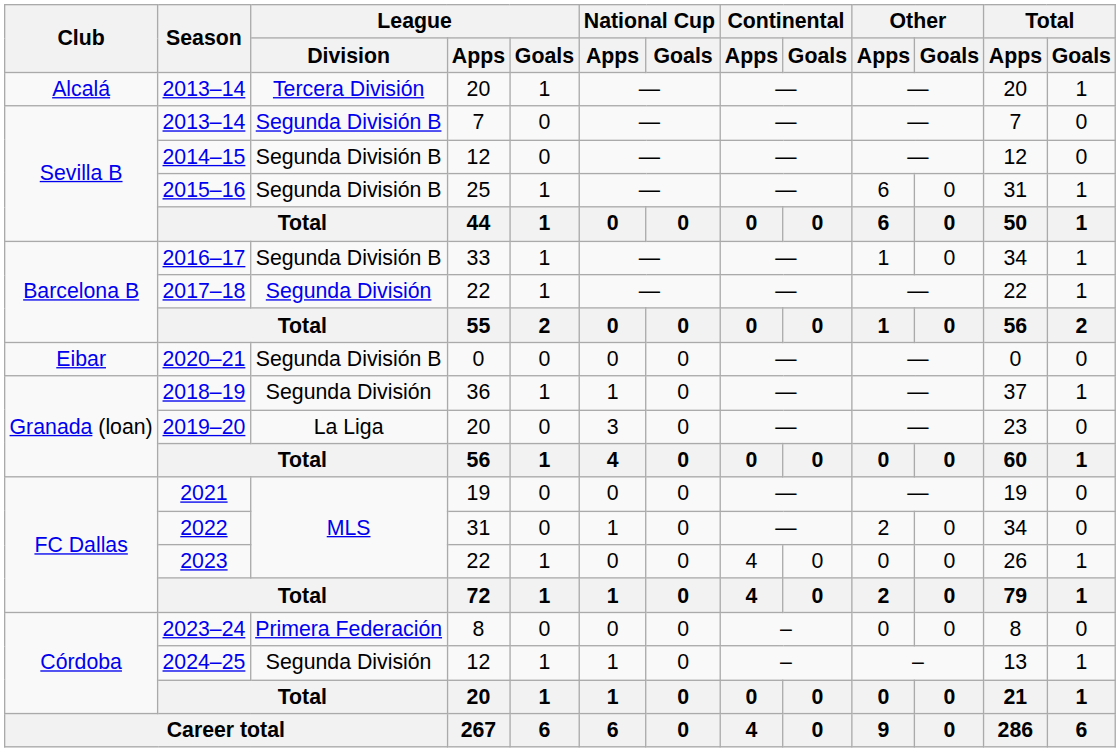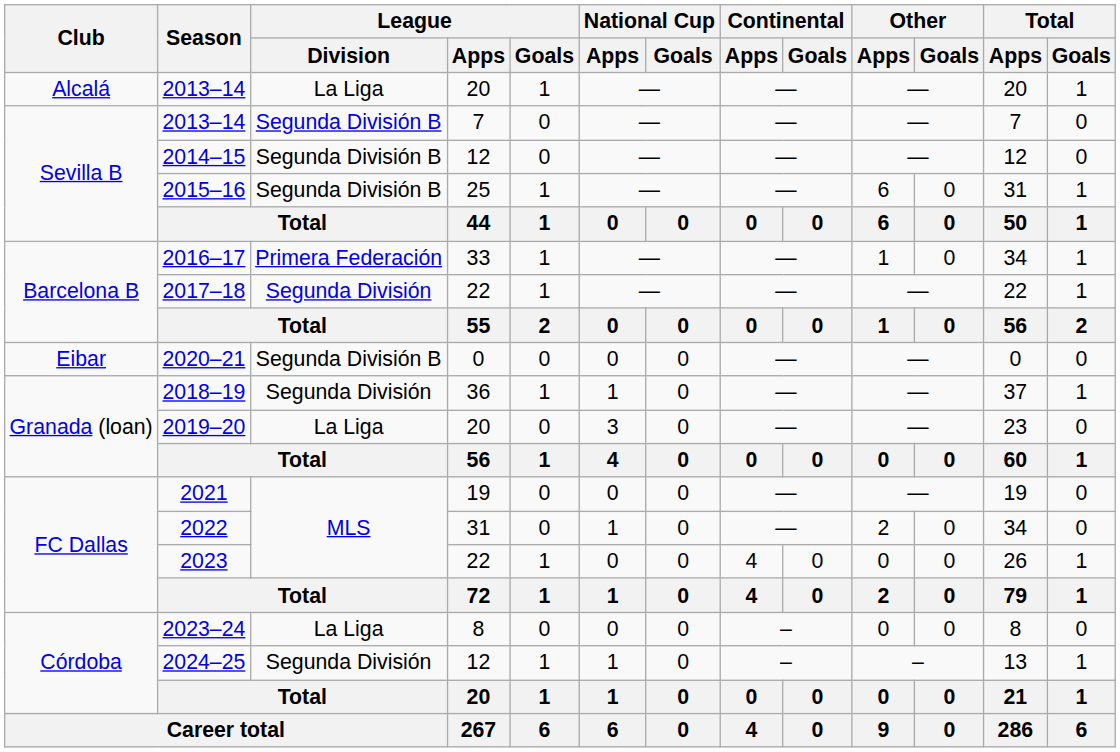(349, 88) Tercera División -> (349, 88) La Liga
(349, 257) Segunda División B -> (349, 257) Primera Federación
(349, 628) Primera Federación -> (349, 628) La Liga
